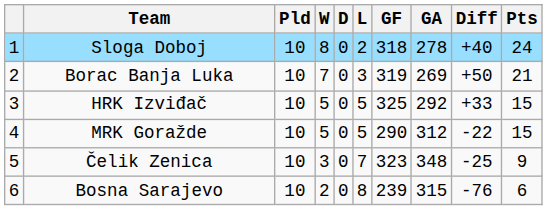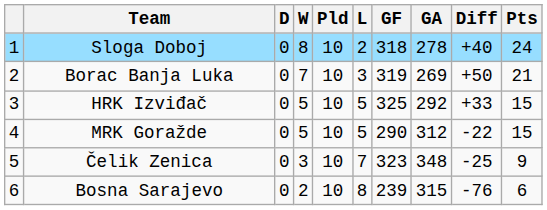columns swapped: (295, 19) <-> (343, 19)
